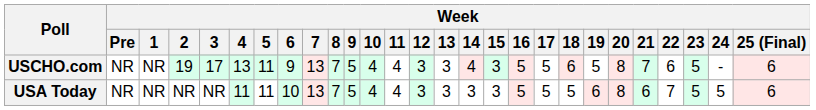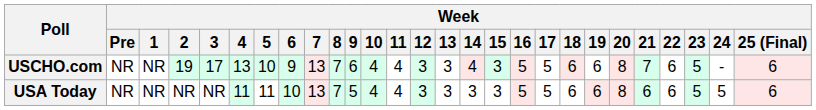(266, 67) 11 -> (267, 67) 10
(352, 67) 5 -> (353, 67) 6
(596, 67) 5 -> (597, 67) 6
(571, 92) 5 -> (572, 92) 6
(671, 92) 7 -> (672, 92) 6
